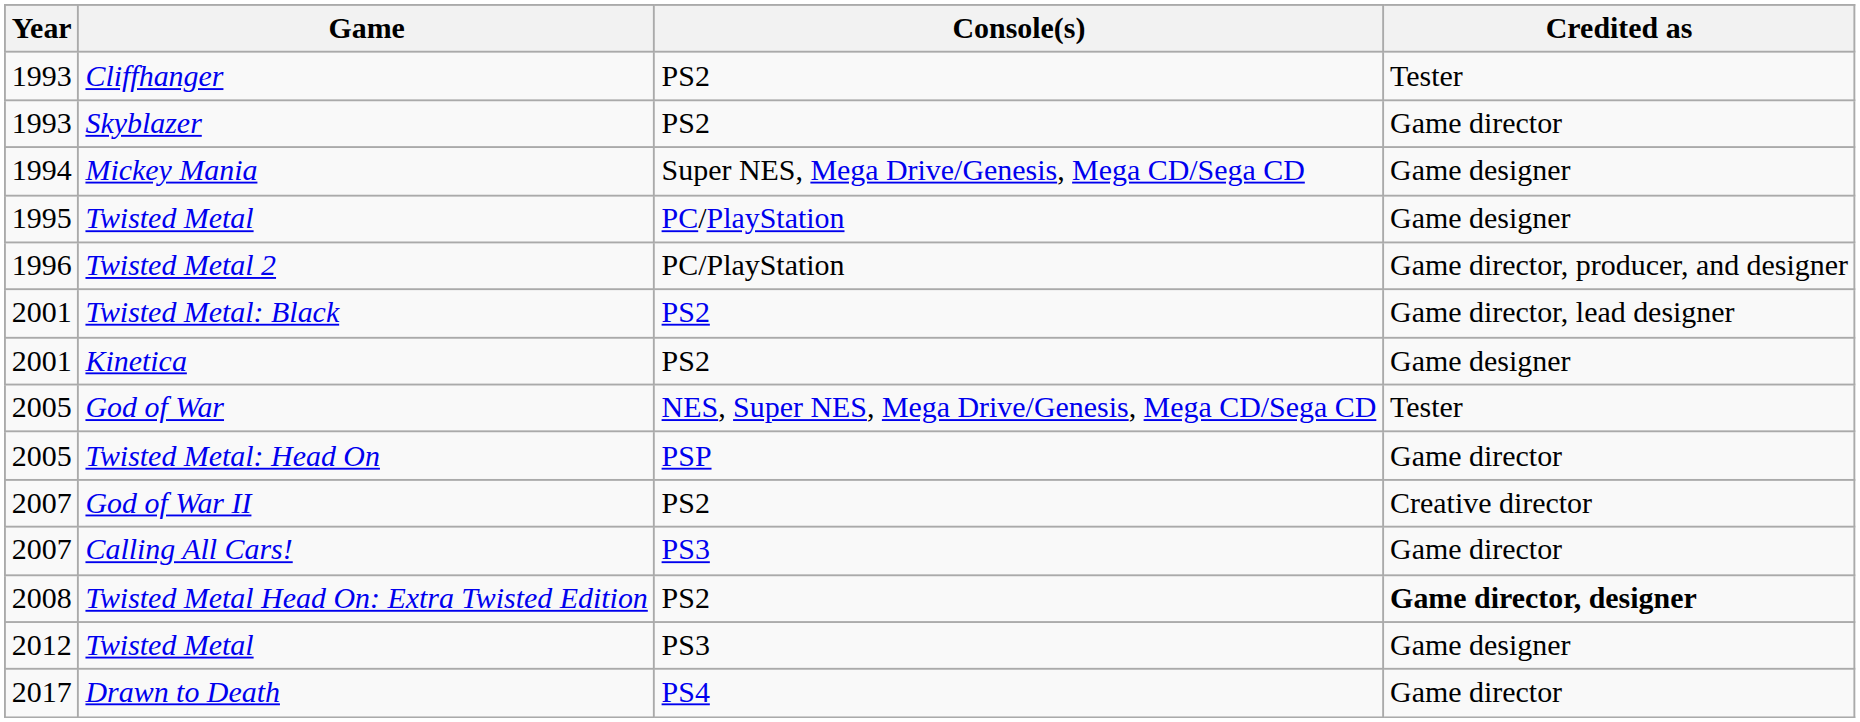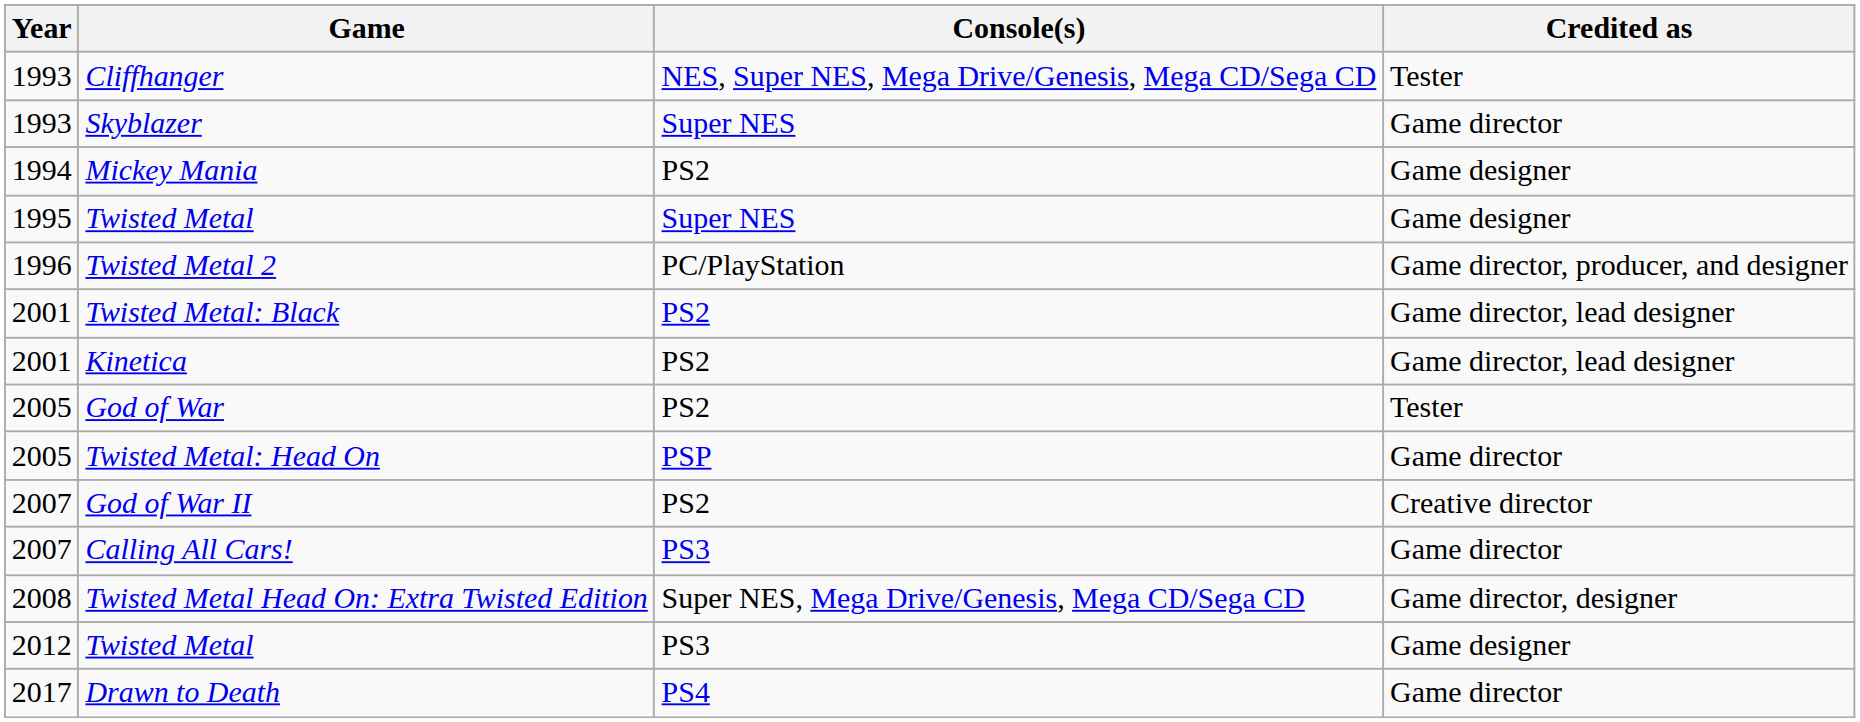(686, 75) PS2 -> (1019, 75) NES, Super NES, Mega Drive/Genesis, Mega CD/Sega CD
(686, 123) PS2 -> (729, 123) Super NES
(983, 170) Super NES, Mega Drive/Genesis, Mega CD/Sega CD -> (686, 170) PS2
(753, 218) PC/PlayStation -> (729, 218) Super NES
(1480, 360) Game designer -> (1562, 360) Game director, lead designer
(1019, 407) NES, Super NES, Mega Drive/Genesis, Mega CD/Sega CD -> (686, 407) PS2
(686, 597) PS2 -> (983, 597) Super NES, Mega Drive/Genesis, Mega CD/Sega CD
(1543, 597) bold -> (1534, 597) normal
